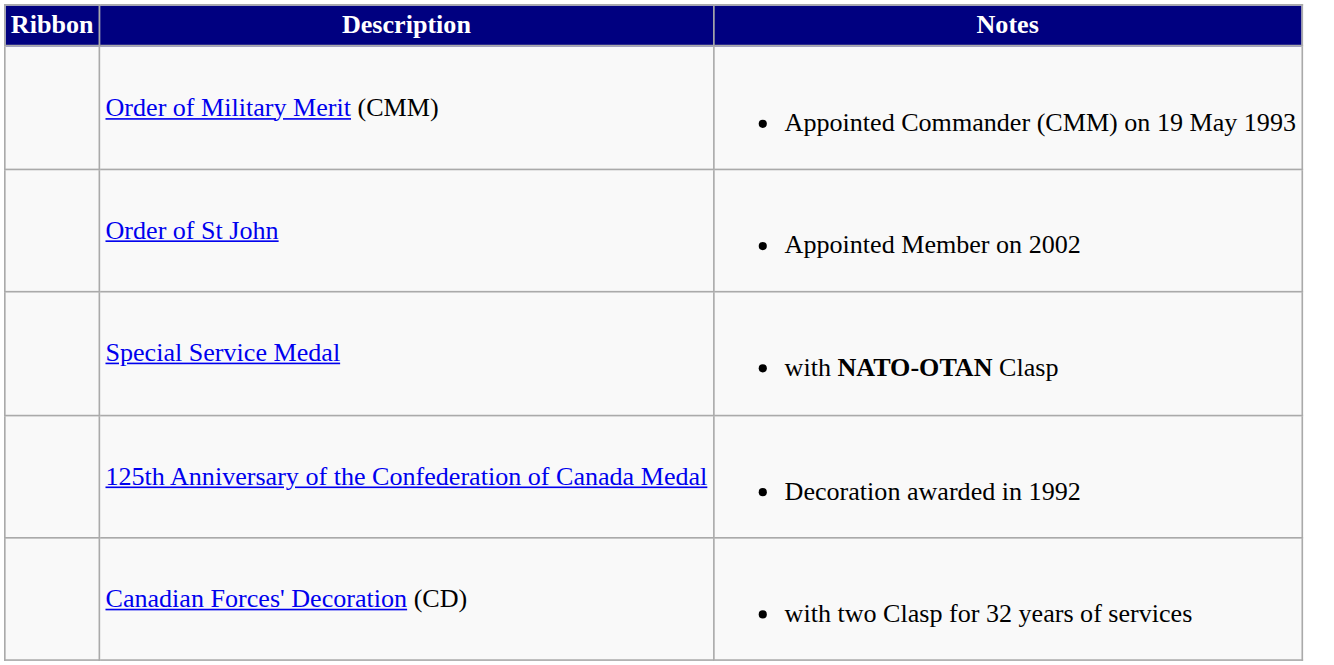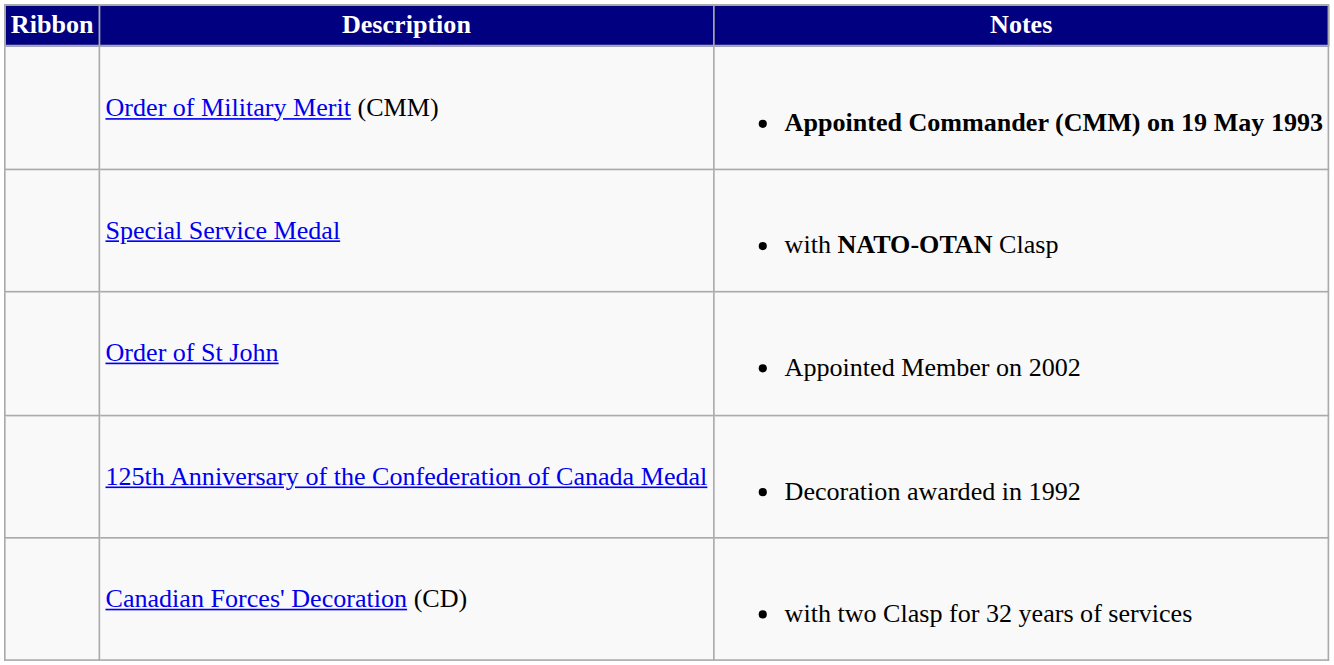(1008, 122) normal -> (1021, 122) bold
rows swapped: (192, 230) <-> (223, 353)
